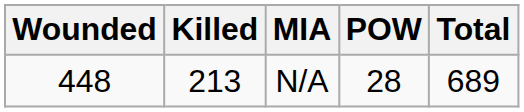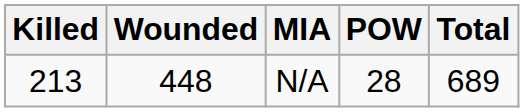columns swapped: (215, 29) <-> (85, 29)
